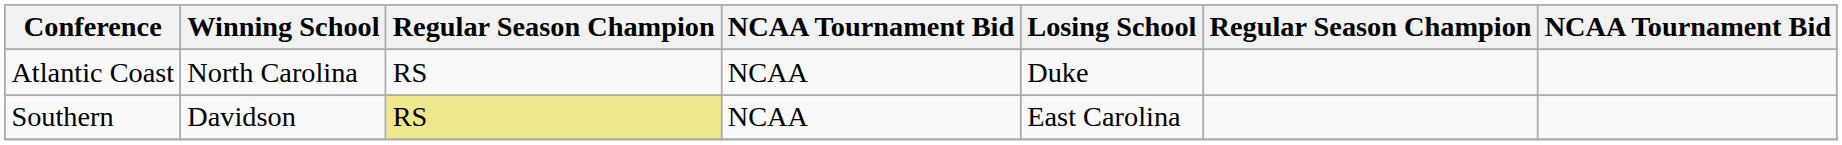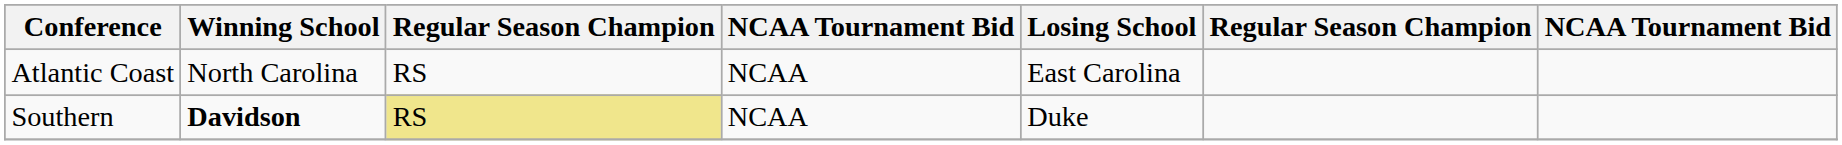(1058, 71) Duke -> (1104, 71) East Carolina
(242, 116) normal -> (244, 116) bold
(1104, 116) East Carolina -> (1058, 116) Duke
